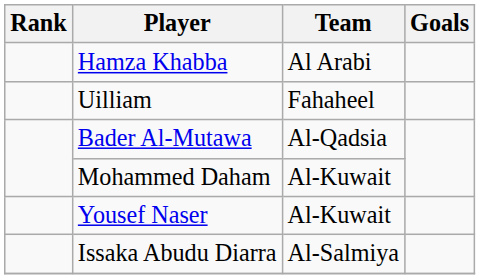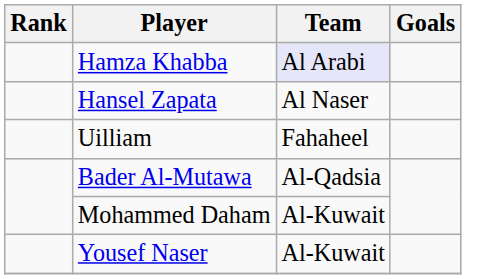(330, 61) no background -> (324, 61) lavender background
+ row: (147, 100)
- row: (177, 253)
